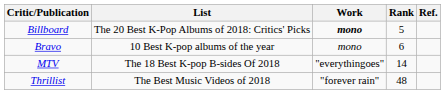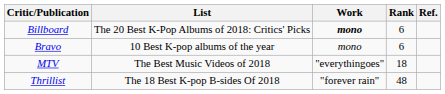(402, 30) 5 -> (402, 30) 6
(202, 64) The 18 Best K-pop B-sides Of 2018 -> (202, 64) The Best Music Videos of 2018
(402, 64) 14 -> (402, 64) 18
(202, 81) The Best Music Videos of 2018 -> (202, 81) The 18 Best K-pop B-sides Of 2018
